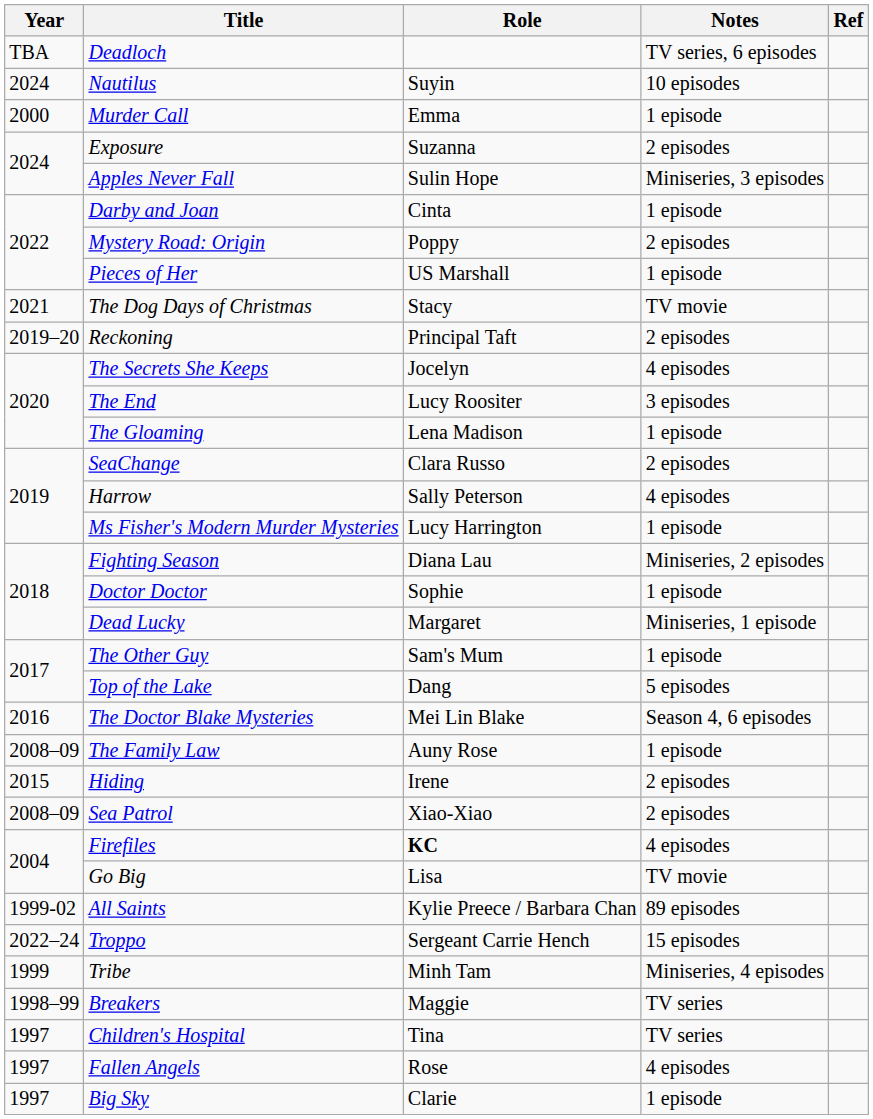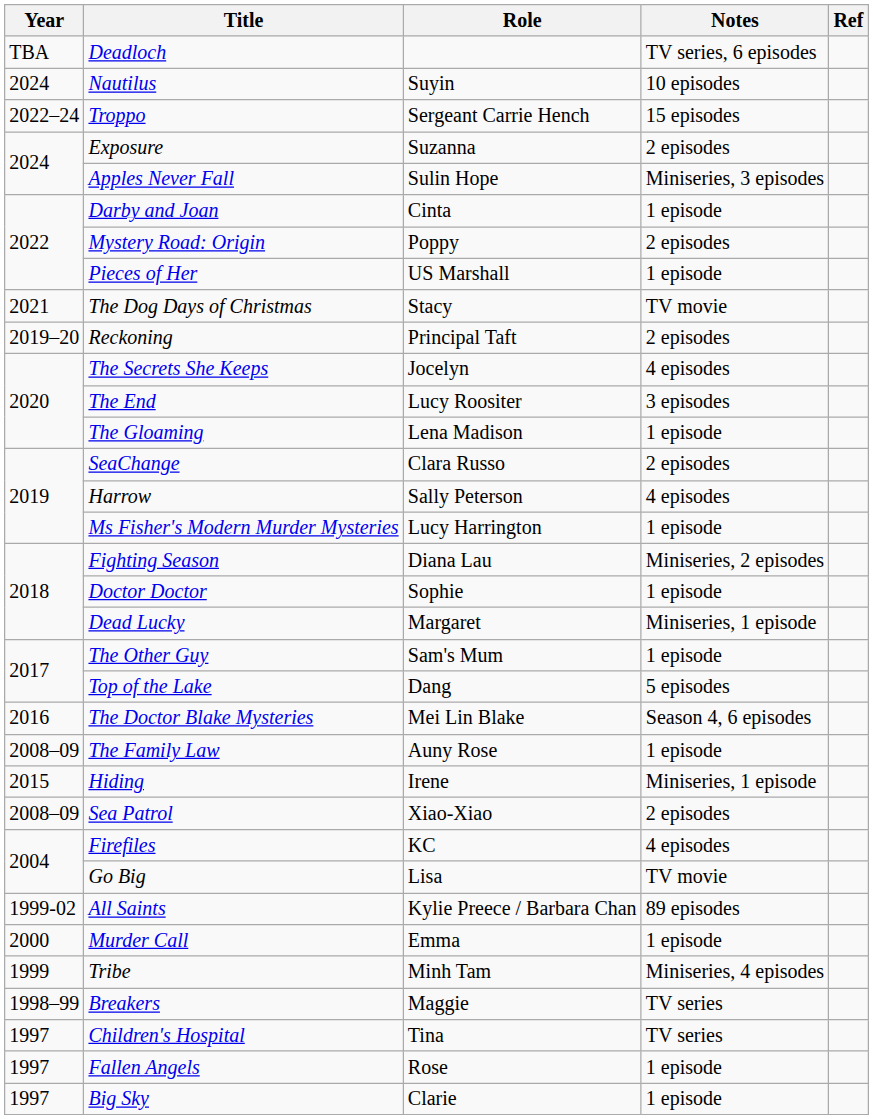rows swapped: (117, 940) <-> (138, 115)
(688, 781) 2 episodes -> (731, 781) Miniseries, 1 episode
(423, 845) bold -> (422, 845) normal
(688, 1067) 4 episodes -> (684, 1067) 1 episode
